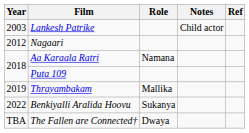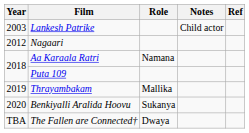(16, 105) 2022 -> (16, 105) 2020
